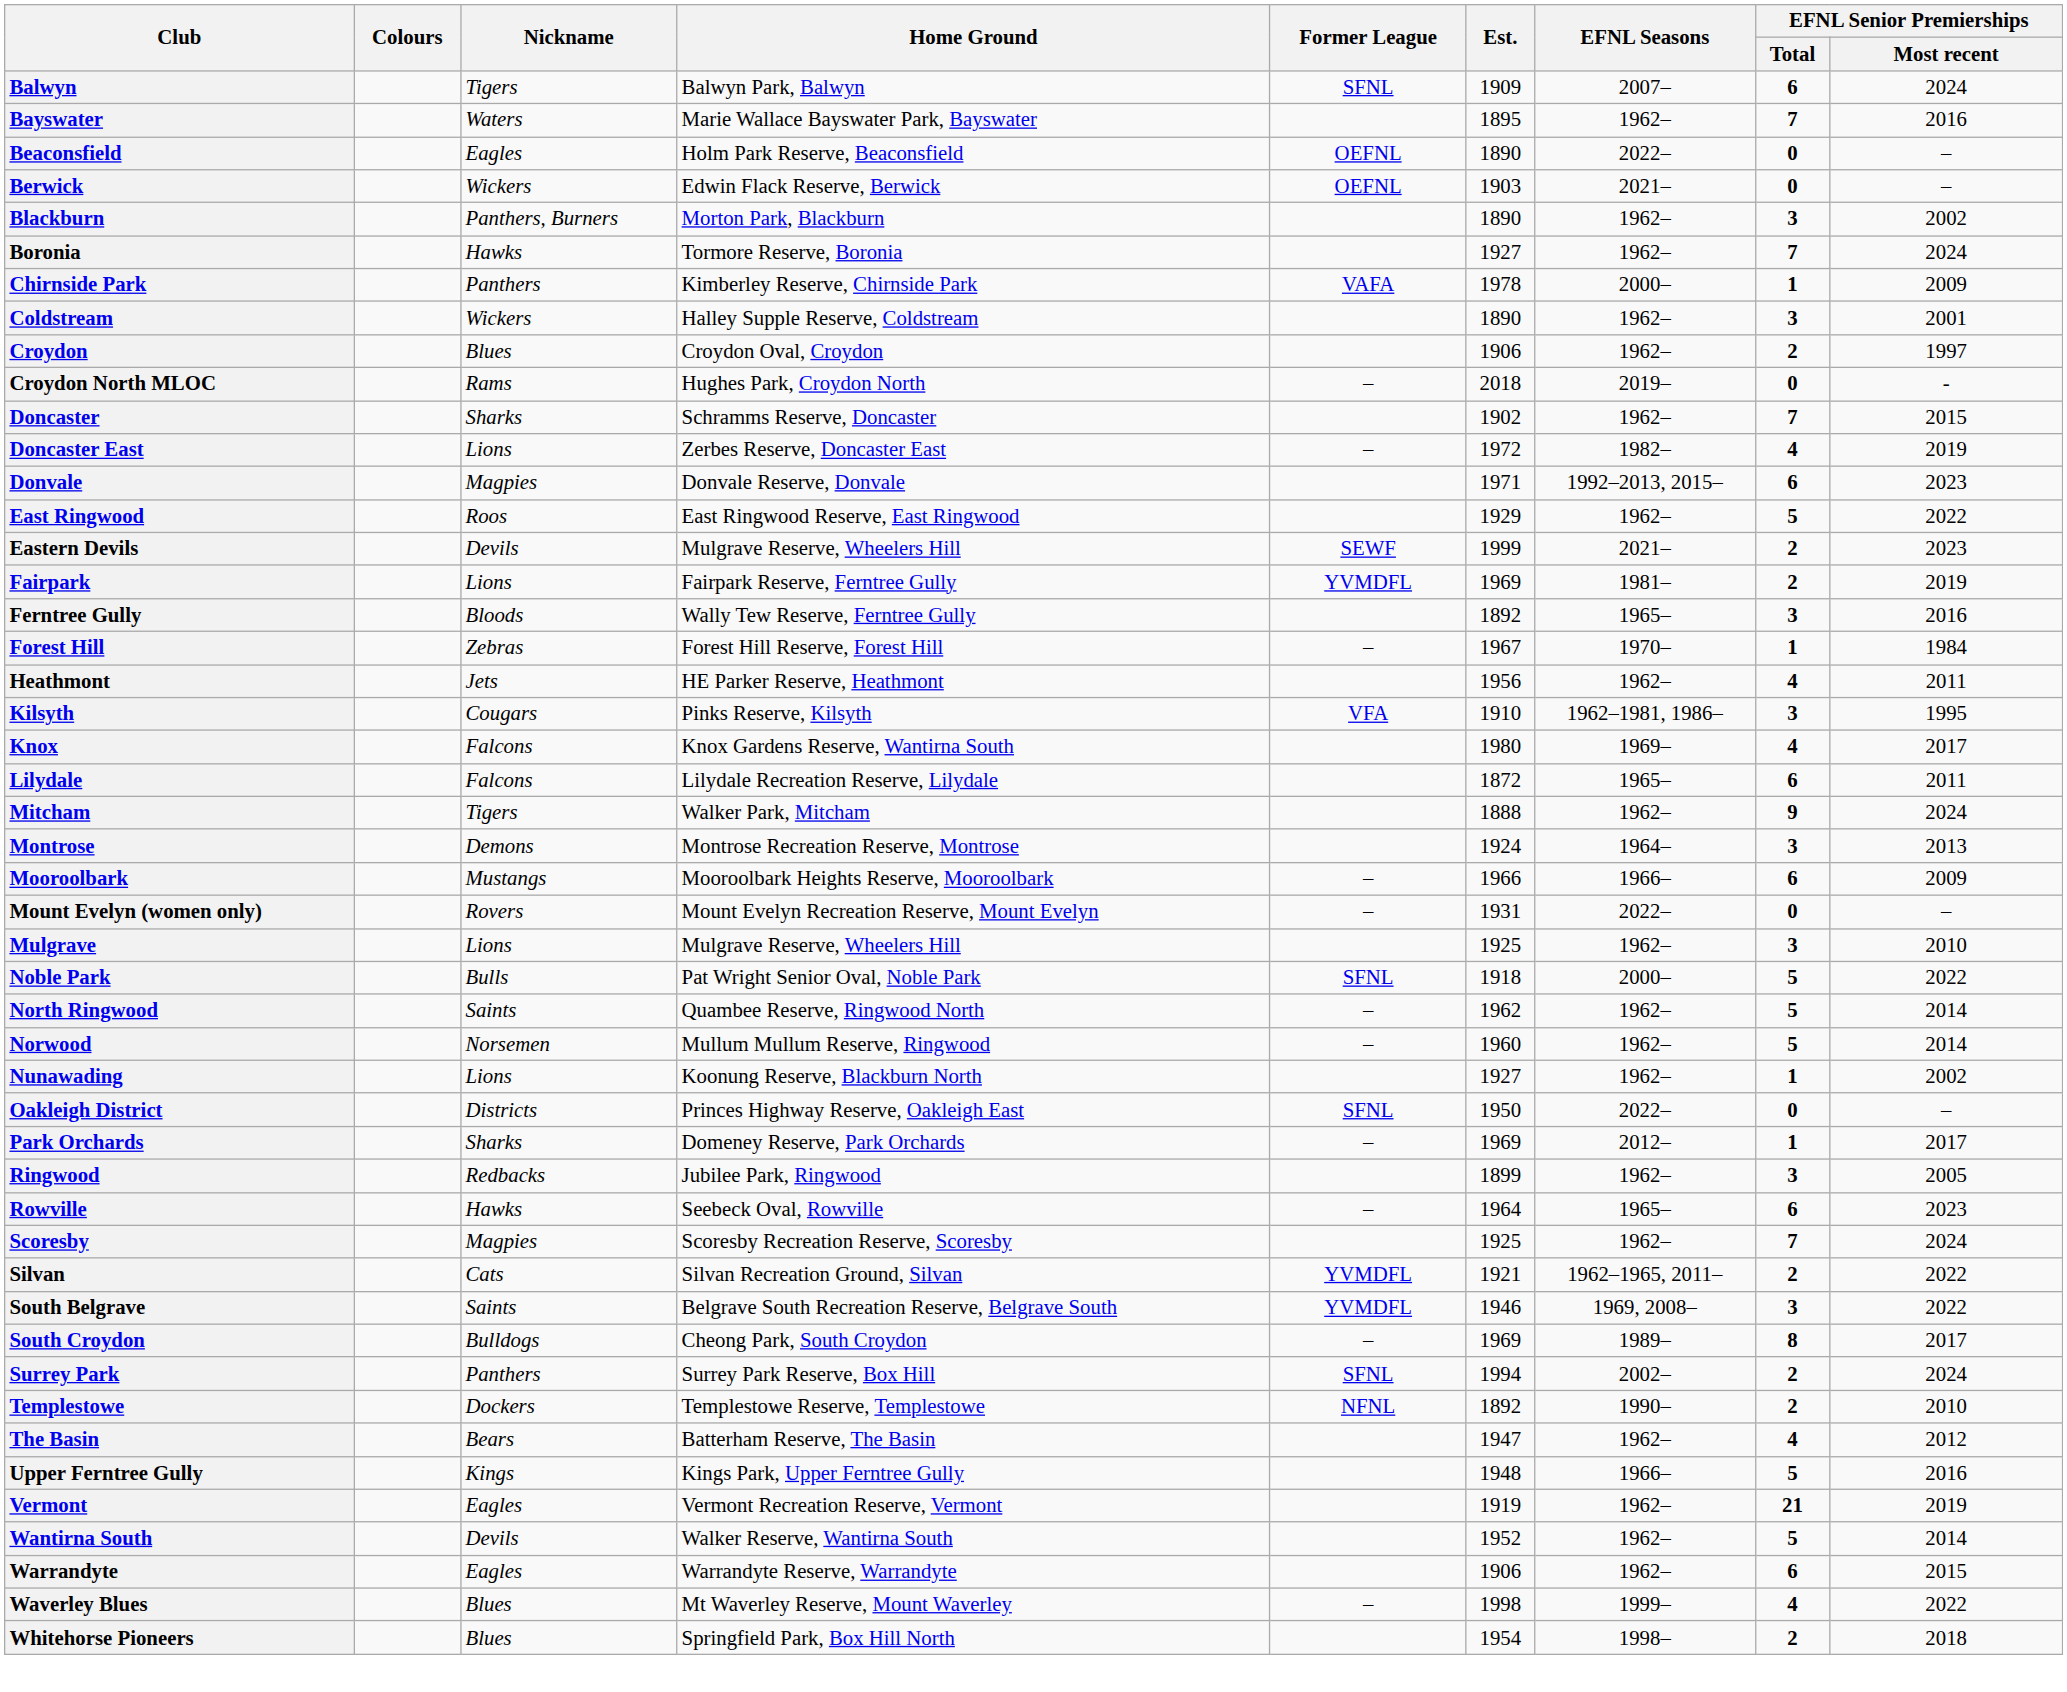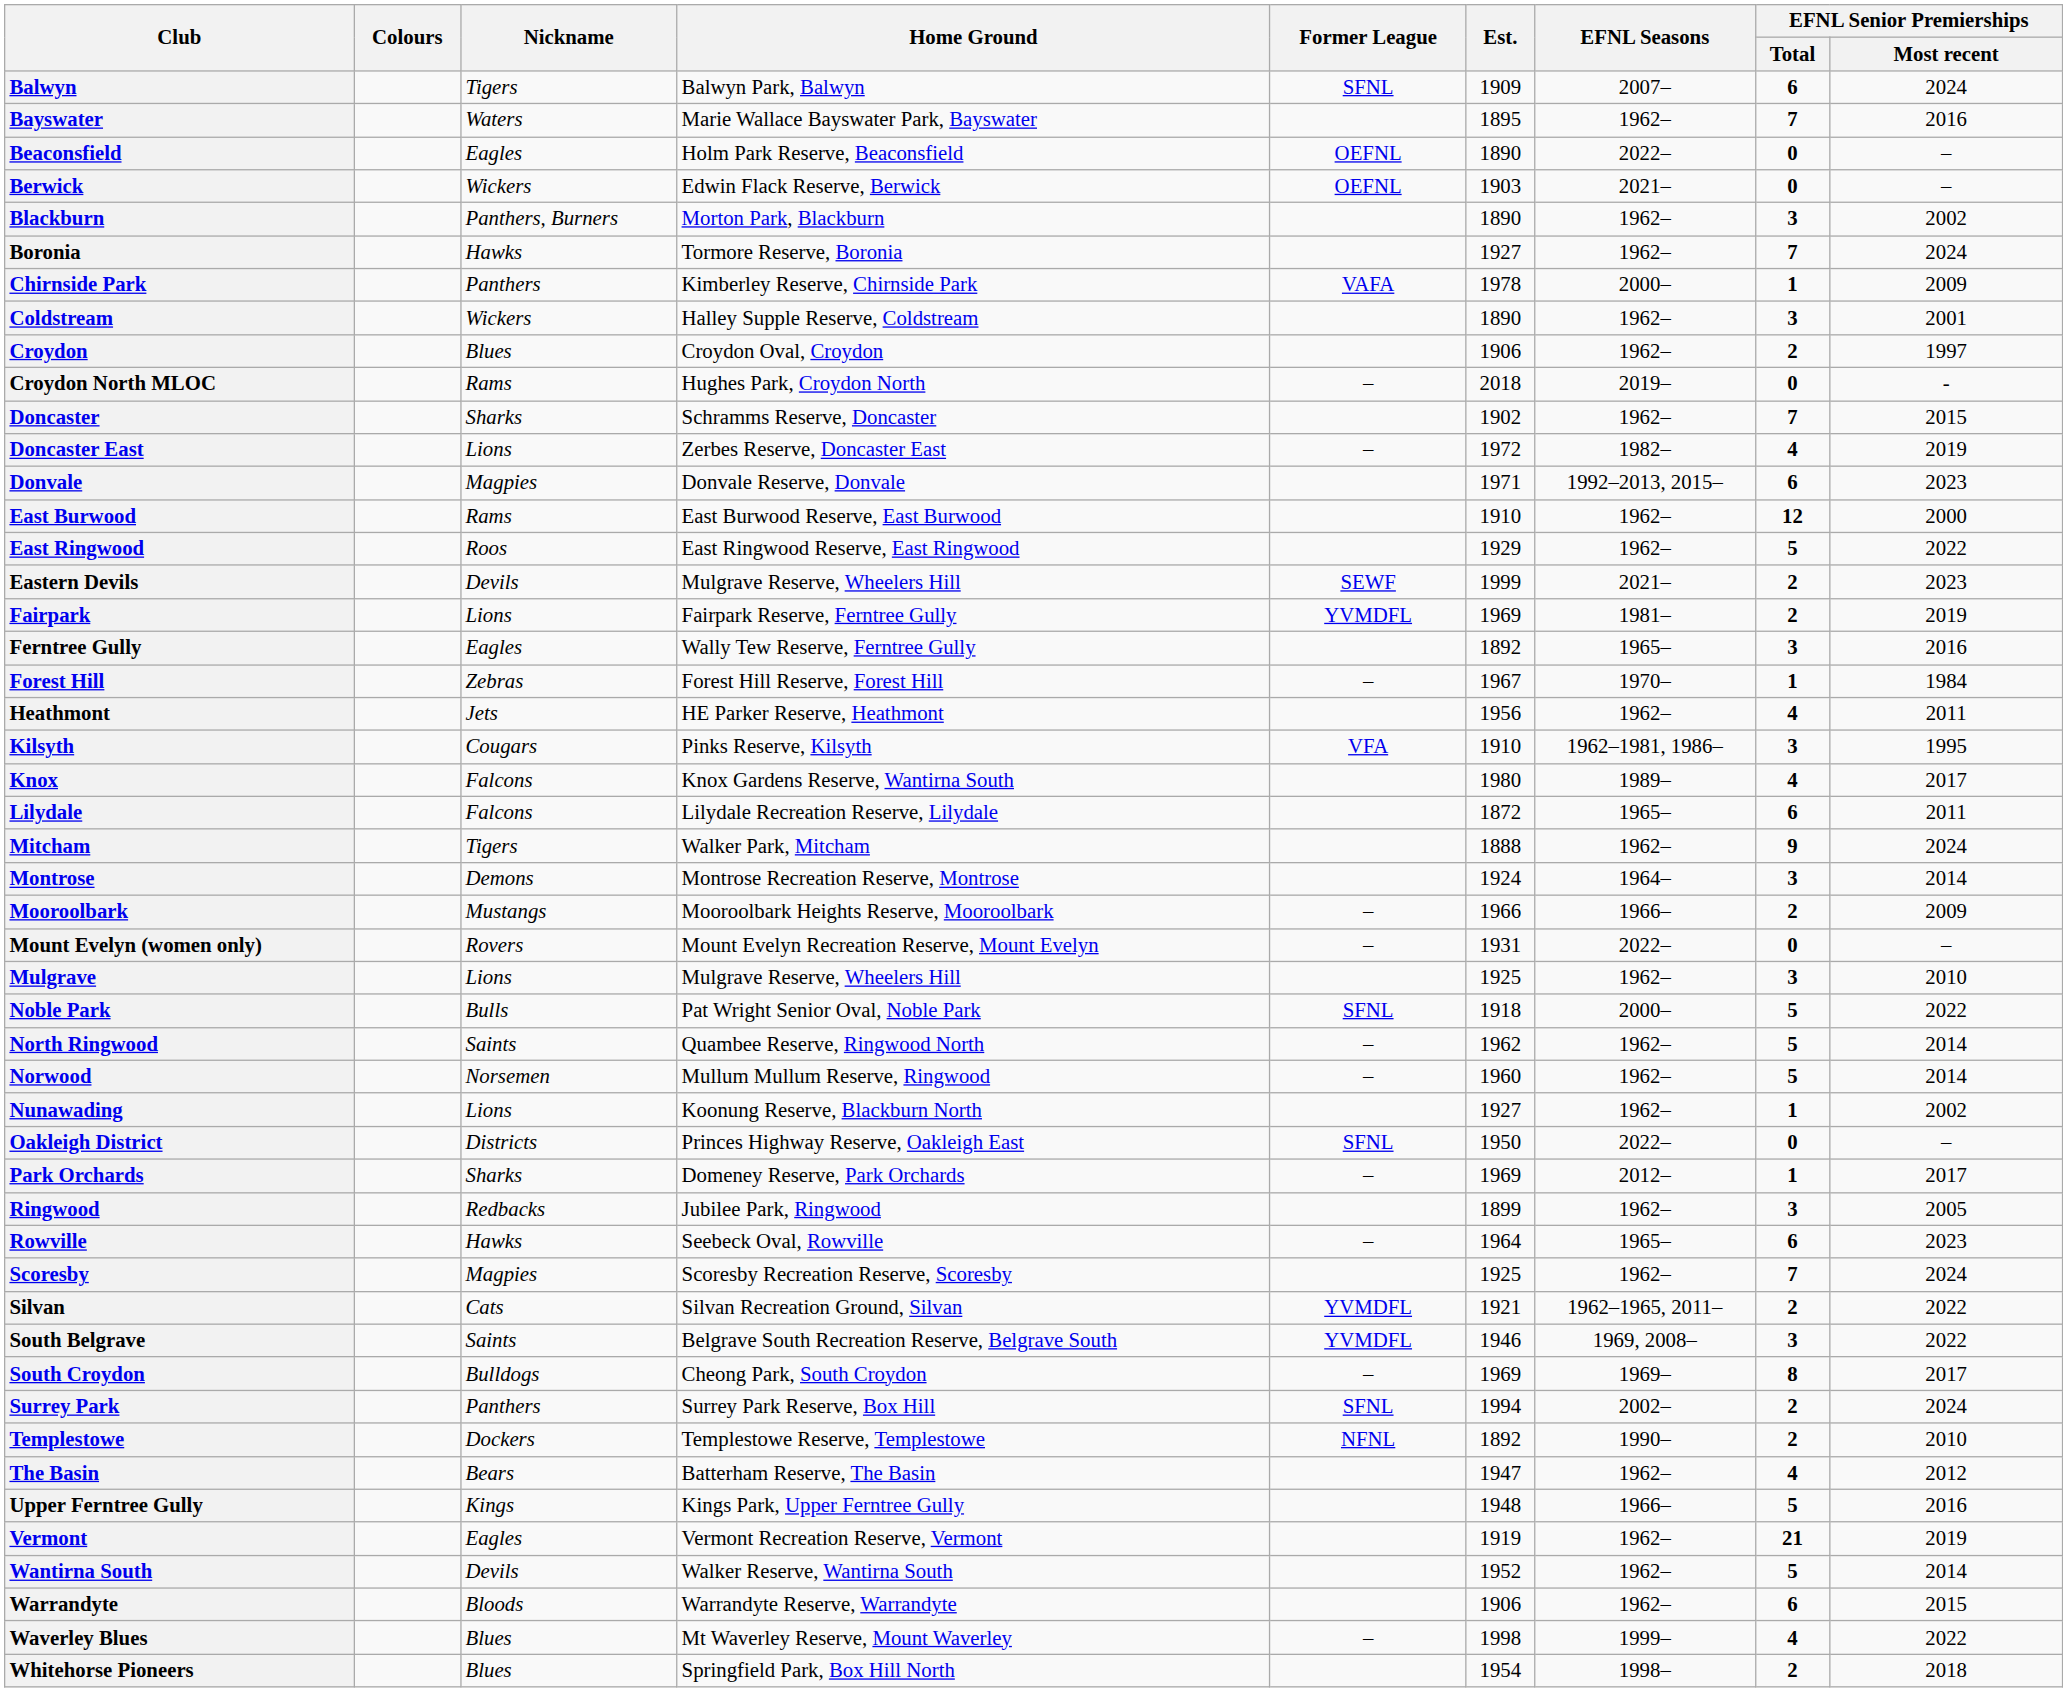+ row: (73, 515)
(494, 614) Bloods -> (494, 647) Eagles
(1645, 746) 1969– -> (1645, 779) 1989–
(1946, 845) 2013 -> (1946, 878) 2014
(1792, 878) 6 -> (1792, 911) 2
(1645, 1340) 1989– -> (1645, 1373) 1969–
(494, 1571) Eagles -> (494, 1604) Bloods
